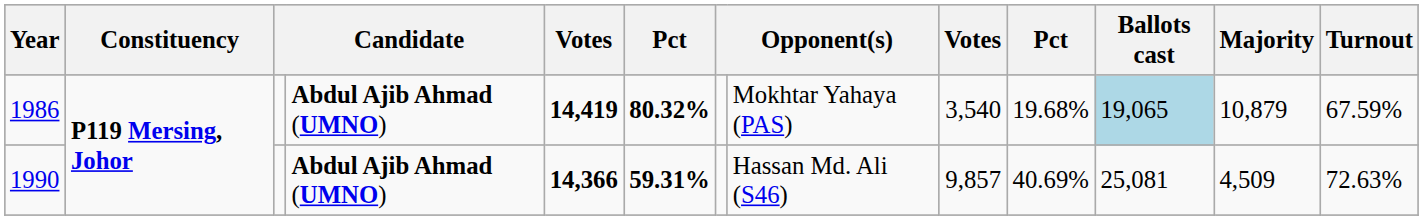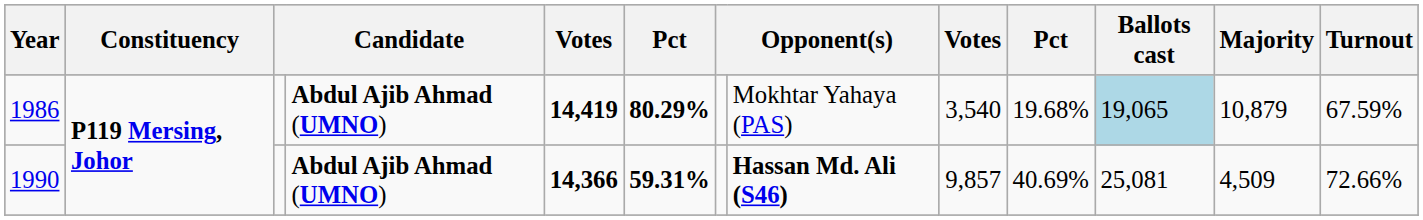(670, 109) 80.32% -> (670, 109) 80.29%
(810, 179) normal -> (814, 179) bold
(1364, 179) 72.63% -> (1364, 179) 72.66%
